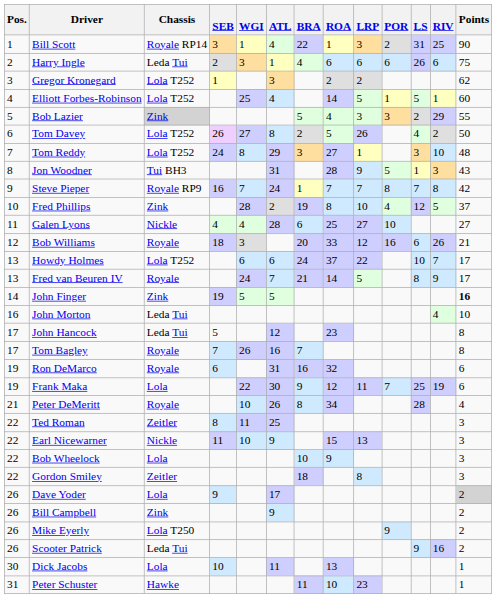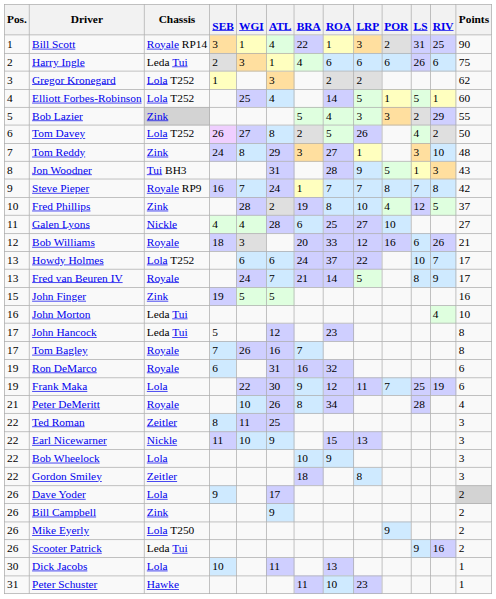(171, 152) Lola T252 -> (158, 152) Zink
(13, 296) 14 -> (13, 296) 15
(464, 296) bold -> (464, 296) normal
